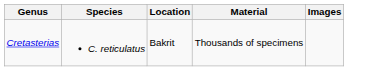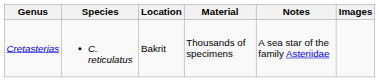+ column: (296, 12)
